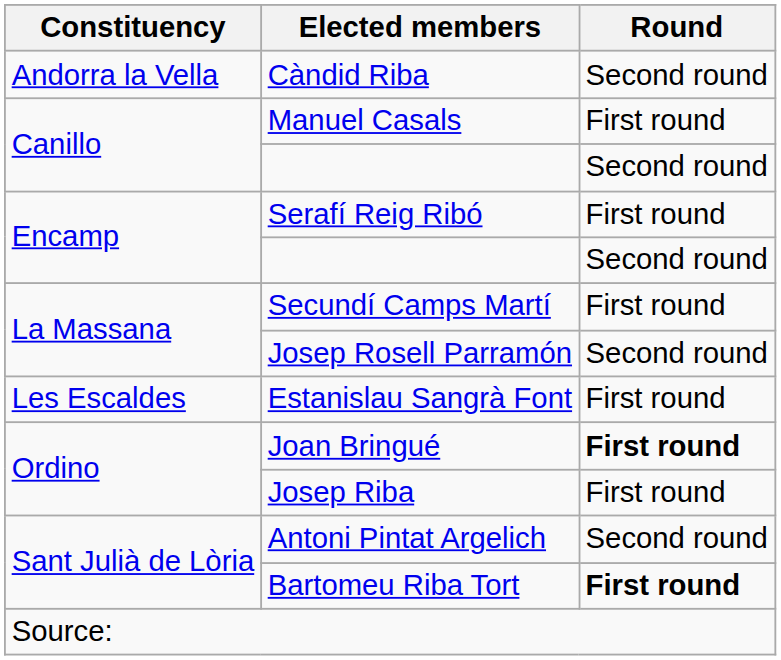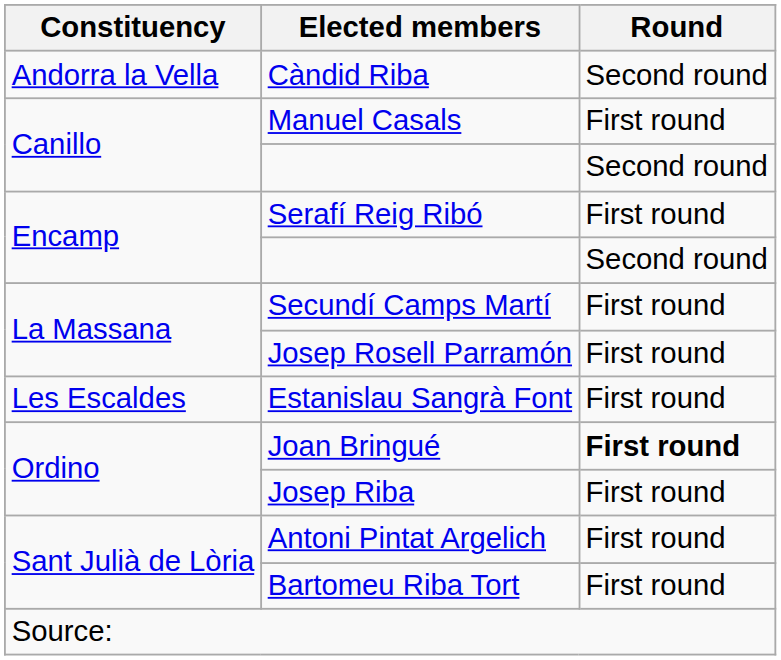(677, 352) Second round -> (656, 352) First round
(677, 538) Second round -> (656, 538) First round
(663, 584) bold -> (656, 584) normal
